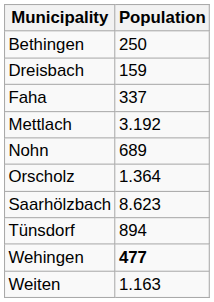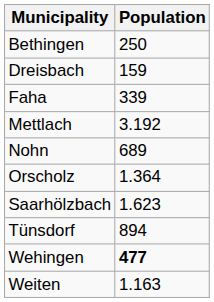(133, 97) 337 -> (133, 97) 339
(140, 204) 8.623 -> (140, 204) 1.623
